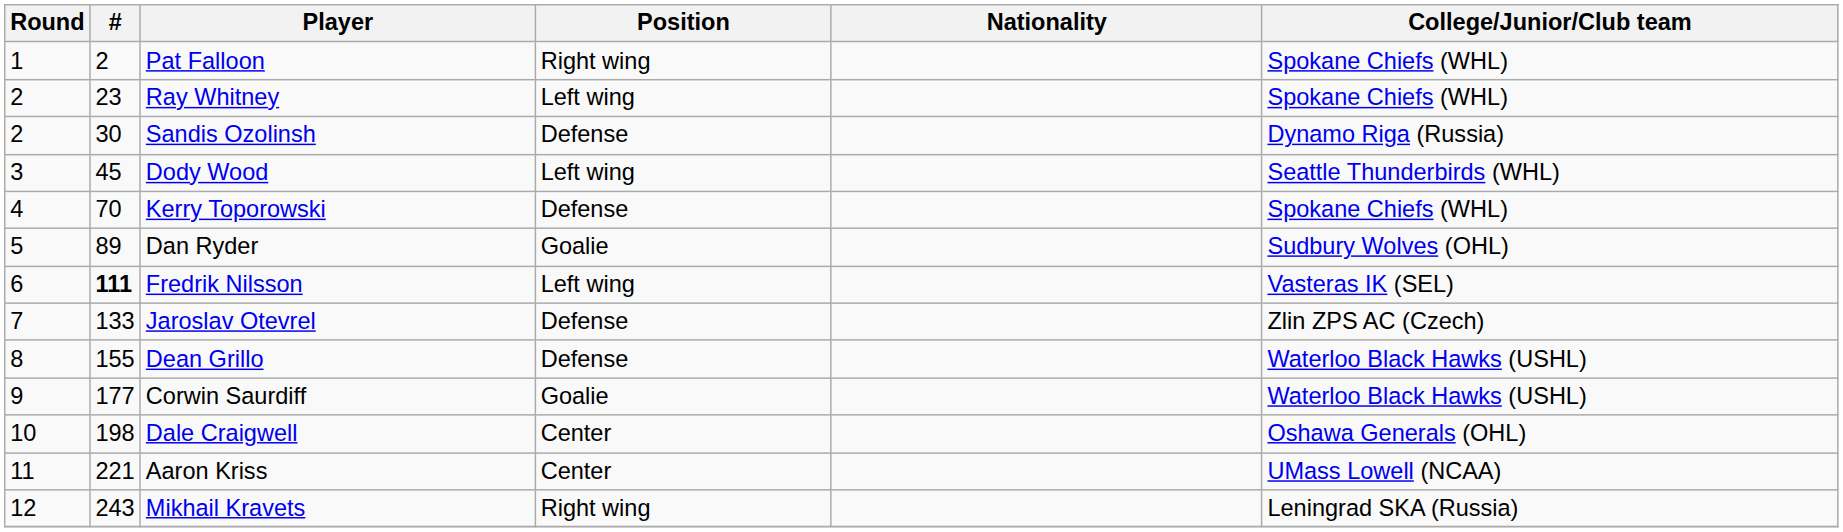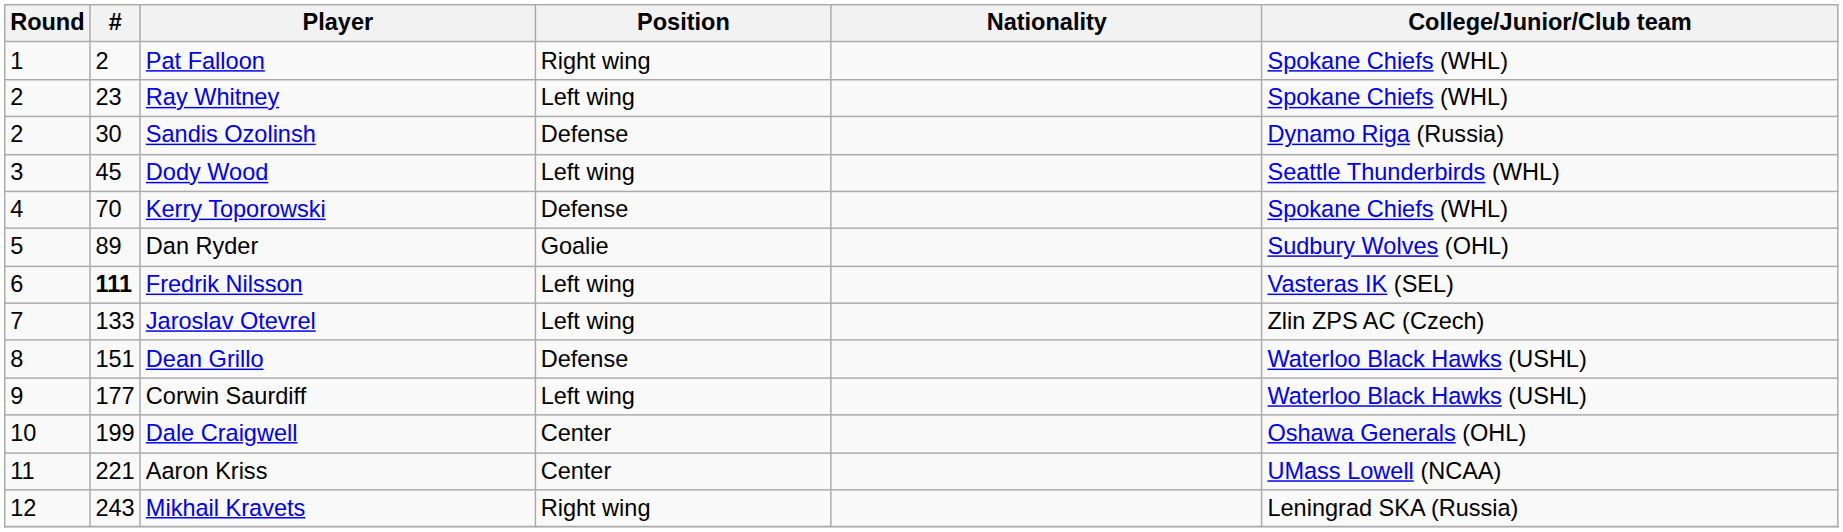(584, 321) Defense -> (588, 321) Left wing
(115, 358) 155 -> (115, 358) 151
(575, 396) Goalie -> (588, 396) Left wing
(115, 433) 198 -> (115, 433) 199
